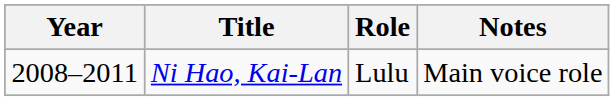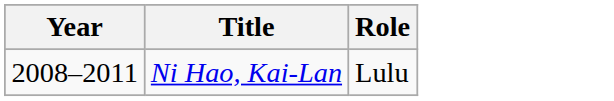- column: (513, 26)
